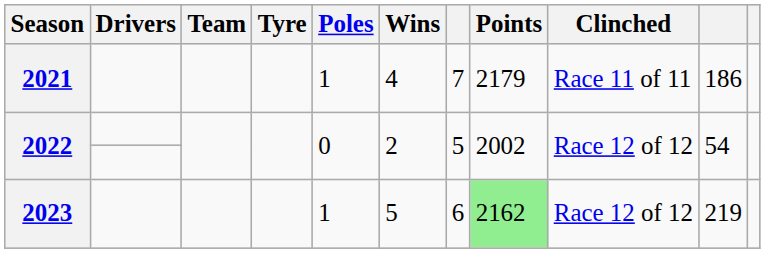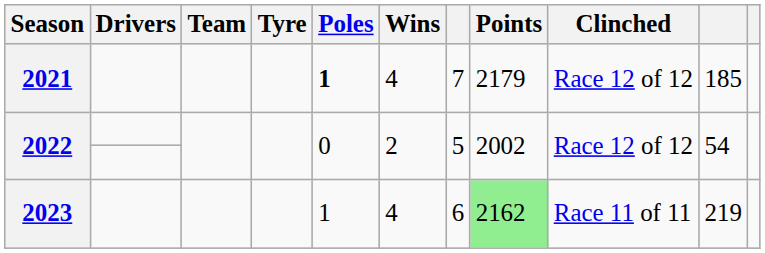(324, 77) normal -> (324, 77) bold
(622, 77) Race 11 of 11 -> (623, 77) Race 12 of 12
(723, 77) 186 -> (723, 77) 185
(391, 213) 5 -> (391, 213) 4
(623, 213) Race 12 of 12 -> (622, 213) Race 11 of 11
